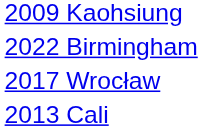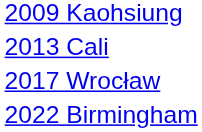rows swapped: (57, 114) <-> (101, 47)
